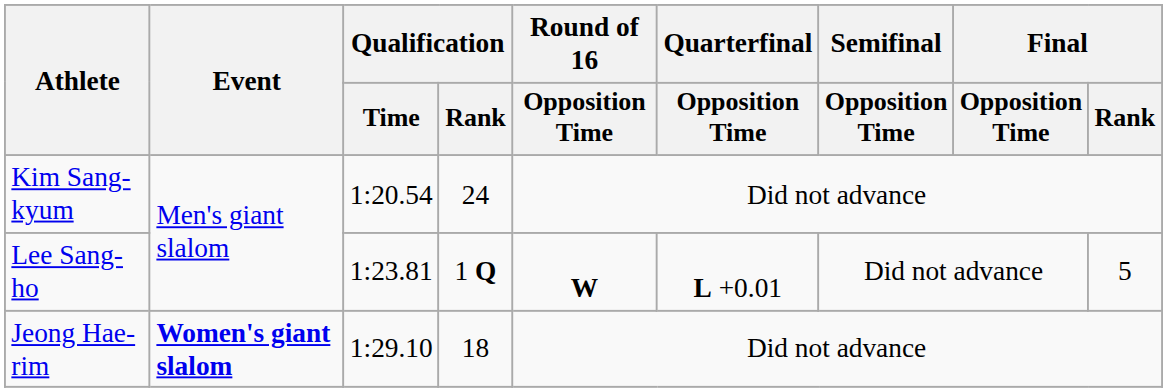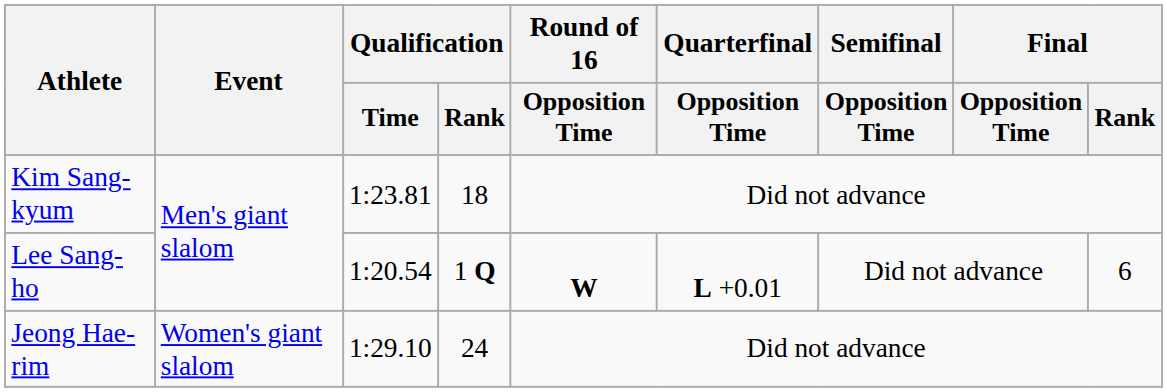(391, 194) 1:20.54 -> (390, 194) 1:23.81
(476, 194) 24 -> (475, 194) 18
(391, 271) 1:23.81 -> (390, 271) 1:20.54
(1125, 271) 5 -> (1125, 271) 6
(243, 348) bold -> (241, 348) normal
(476, 348) 18 -> (475, 348) 24
